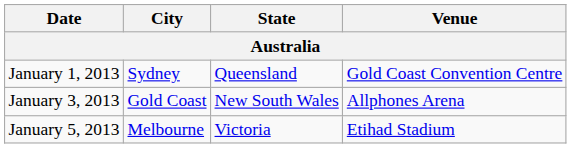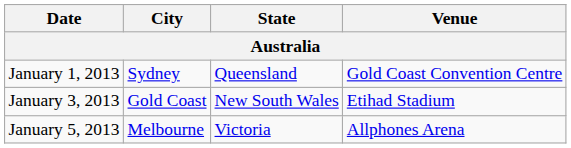(406, 101) Allphones Arena -> (401, 101) Etihad Stadium
(401, 128) Etihad Stadium -> (406, 128) Allphones Arena
